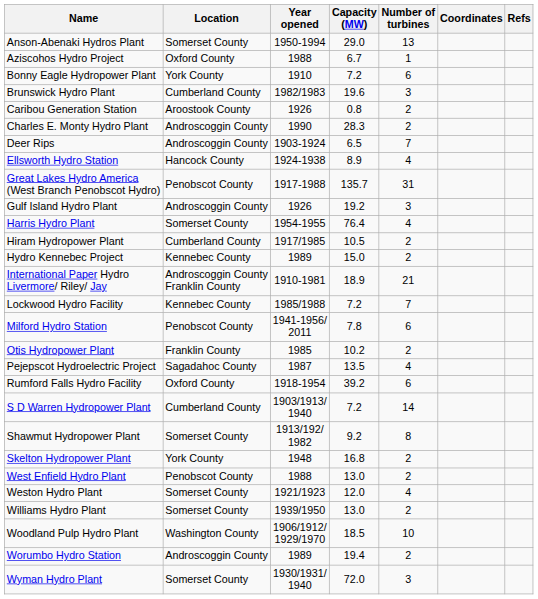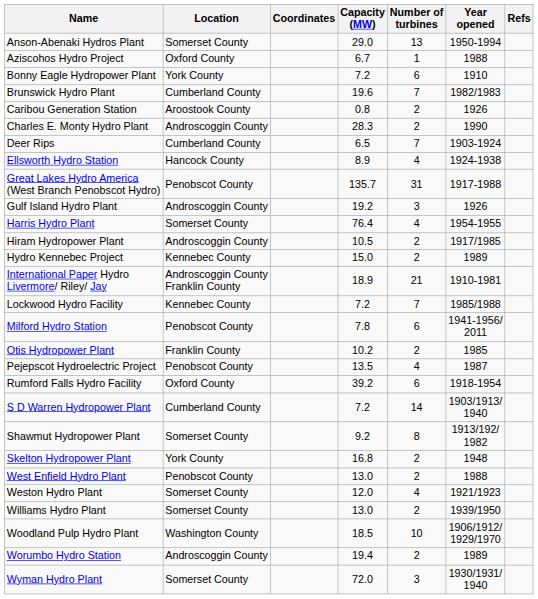columns swapped: (471, 19) <-> (300, 19)
(408, 93) 3 -> (417, 93) 7
(217, 144) Androscoggin County -> (213, 144) Cumberland County
(213, 241) Cumberland County -> (217, 241) Androscoggin County
(211, 367) Sagadahoc County -> (209, 367) Penobscot County
